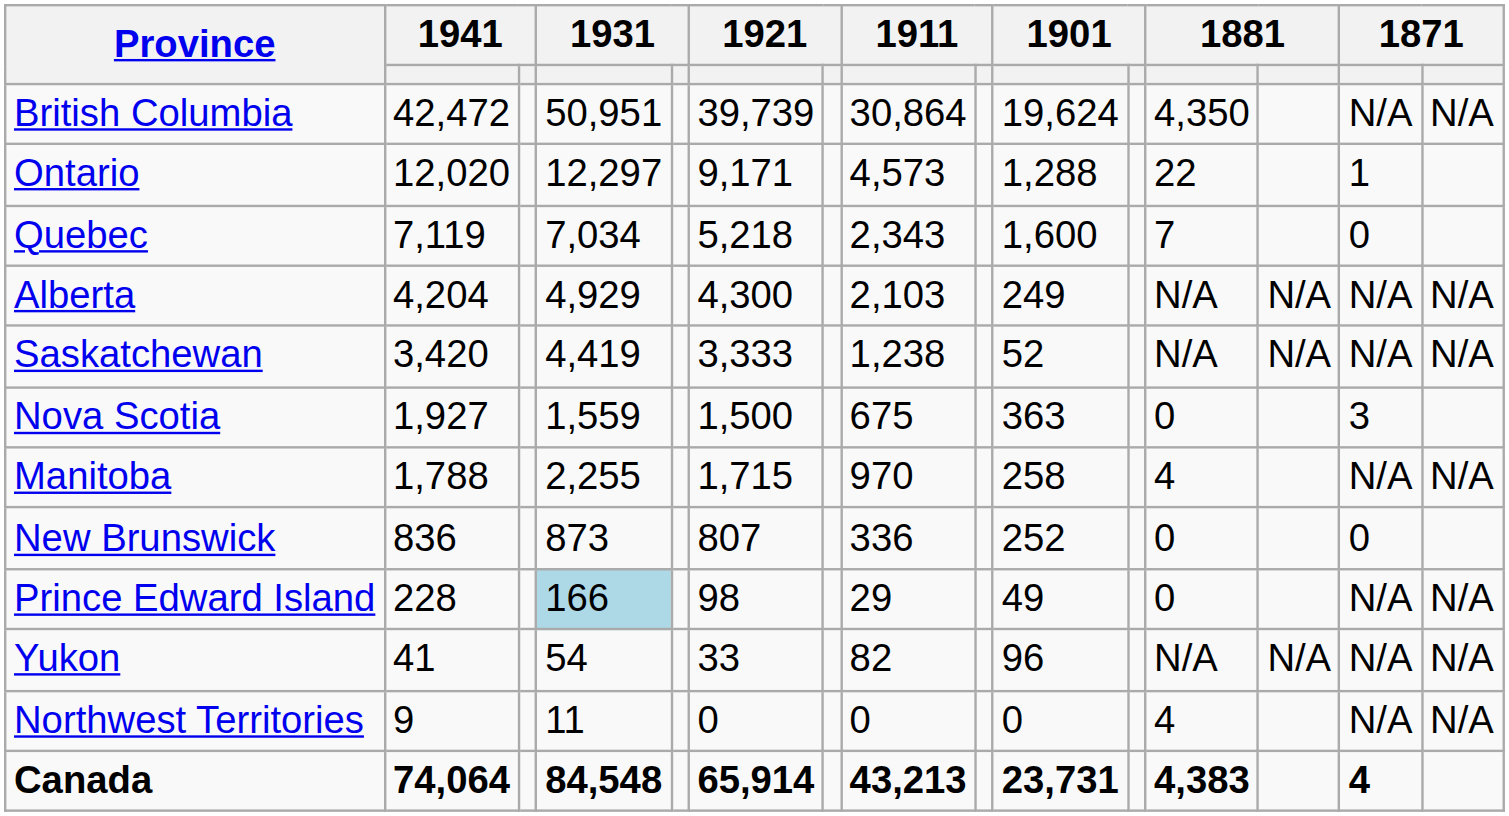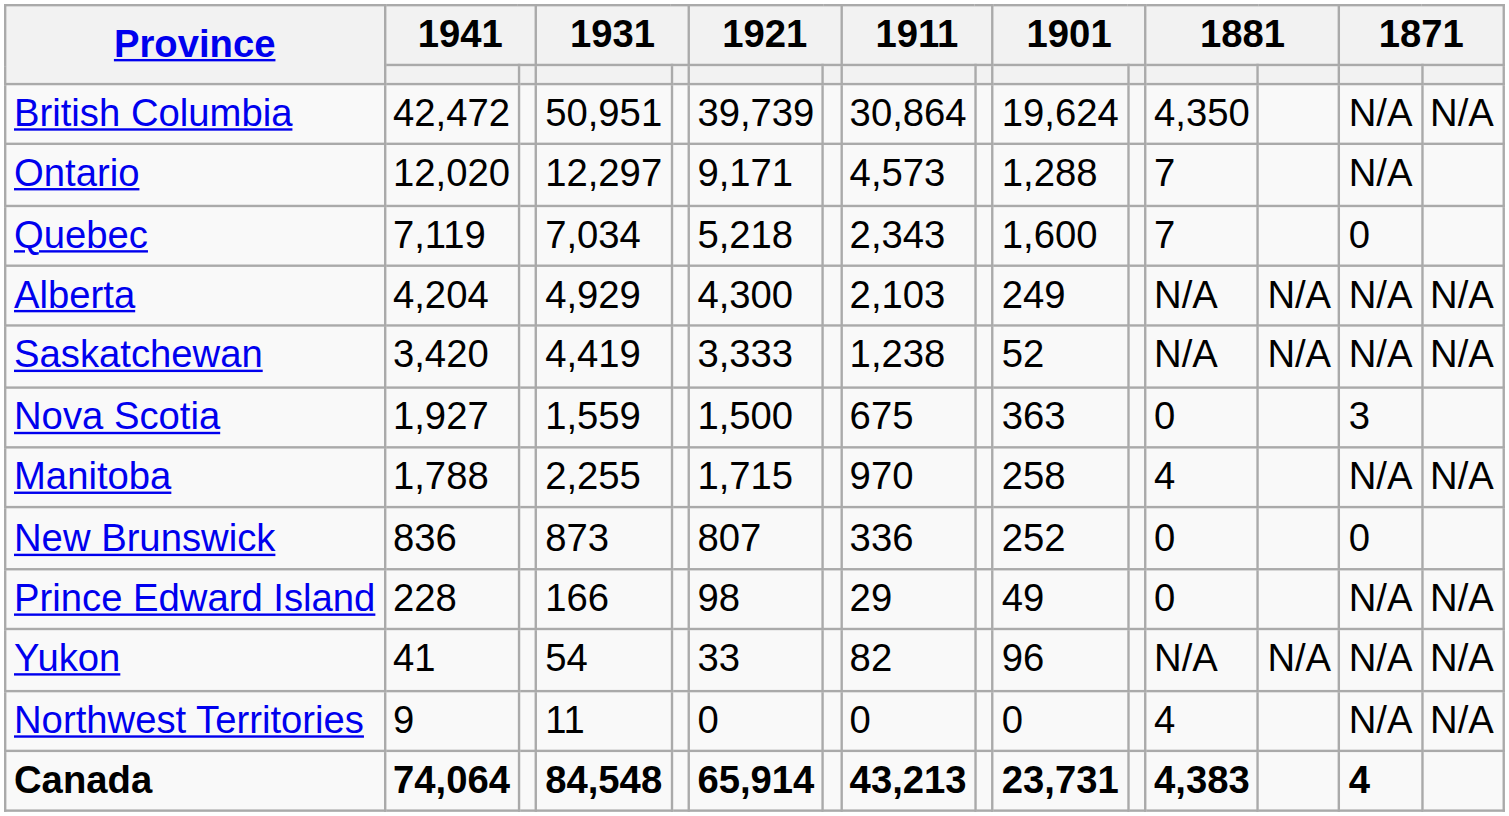(1175, 173) 22 -> (1165, 173) 7
(1359, 173) 1 -> (1381, 173) N/A
(577, 598) lightblue background -> (577, 598) no background
